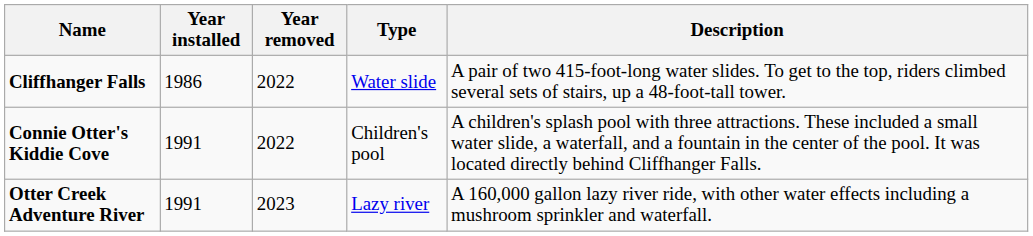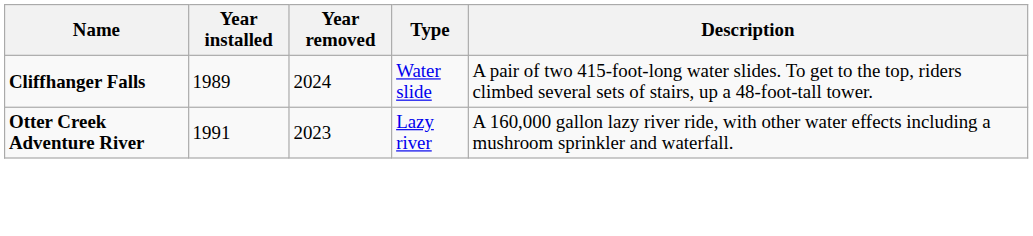(183, 81) 1986 -> (211, 81) 1989
(276, 81) 2022 -> (312, 81) 2024
- row: (68, 143)
